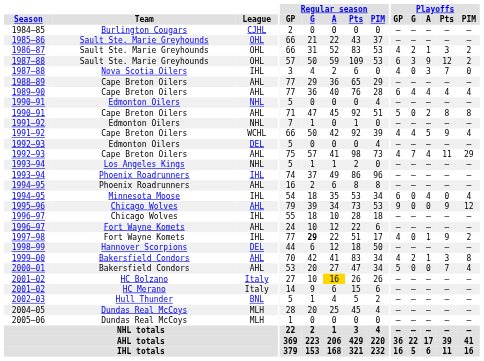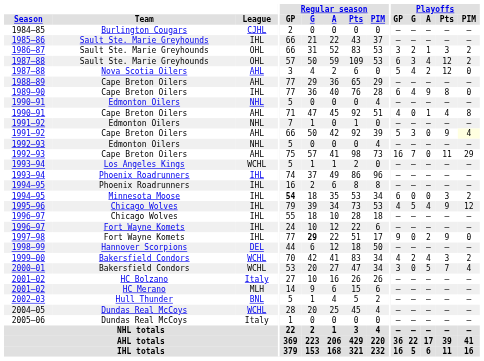(257, 40) OHL -> (257, 40) IHL
(398, 51) 4 -> (398, 51) 3
(428, 61) 9 -> (428, 61) 4
(257, 71) IHL -> (257, 71) AHL
(398, 71) 4 -> (398, 71) 5
(413, 71) 0 -> (413, 71) 4
(428, 71) 3 -> (428, 71) 2
(447, 71) 7 -> (447, 71) 12
(257, 92) AHL -> (257, 92) IHL
(428, 92) 4 -> (428, 92) 9
(447, 92) 4 -> (447, 92) 8
(469, 92) 4 -> (469, 92) 0
(398, 113) 5 -> (398, 113) 4
(428, 113) 2 -> (428, 113) 1
(447, 113) 8 -> (447, 113) 4
(257, 134) WCHL -> (257, 134) AHL
(398, 134) 4 -> (398, 134) 5
(413, 134) 4 -> (413, 134) 3
(428, 134) 5 -> (428, 134) 0
(469, 134) no background -> (469, 134) lightyellow background
(257, 144) DEL -> (257, 144) NHL
(398, 154) 4 -> (398, 154) 16
(428, 154) 4 -> (428, 154) 0
(257, 165) NHL -> (257, 165) WCHL
(257, 185) AHL -> (257, 185) IHL
(290, 196) normal -> (290, 196) bold
(428, 196) 4 -> (428, 196) 0
(447, 196) 0 -> (447, 196) 3
(469, 196) 4 -> (469, 196) 2
(257, 206) AHL -> (257, 206) IHL
(398, 206) 9 -> (398, 206) 4
(413, 206) 0 -> (413, 206) 5
(428, 206) 0 -> (428, 206) 4
(257, 227) AHL -> (257, 227) IHL
(398, 237) 4 -> (398, 237) 9
(428, 237) 1 -> (428, 237) 2
(469, 237) 2 -> (469, 237) 0
(257, 258) AHL -> (257, 258) WCHL
(428, 258) 1 -> (428, 258) 4
(469, 258) 8 -> (469, 258) 2
(257, 268) AHL -> (257, 268) WCHL
(398, 268) 5 -> (398, 268) 3
(428, 268) 0 -> (428, 268) 5
(334, 279) gold background -> (334, 279) no background
(257, 289) Italy -> (257, 289) MLH
(257, 310) MLH -> (257, 310) WCHL
(257, 320) MLH -> (257, 320) Italy
